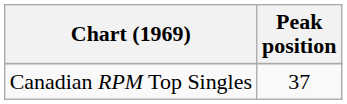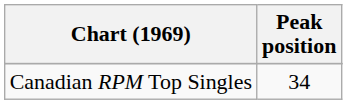(299, 81) 37 -> (299, 81) 34
